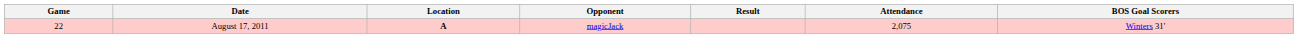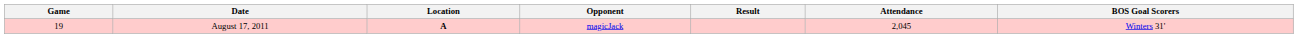(59, 26) 22 -> (59, 26) 19
(901, 26) 2,075 -> (901, 26) 2,045
